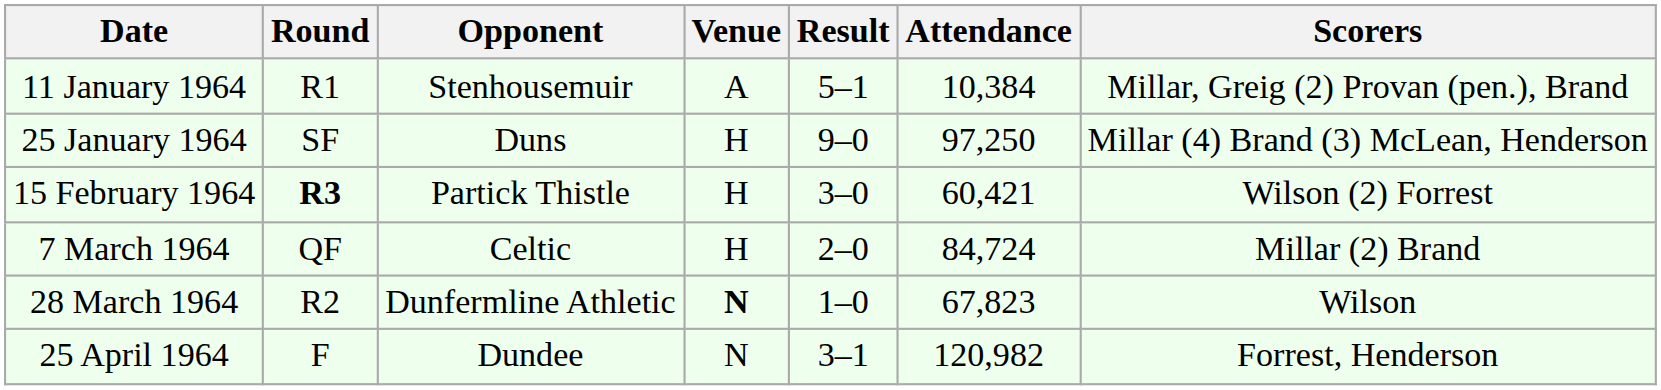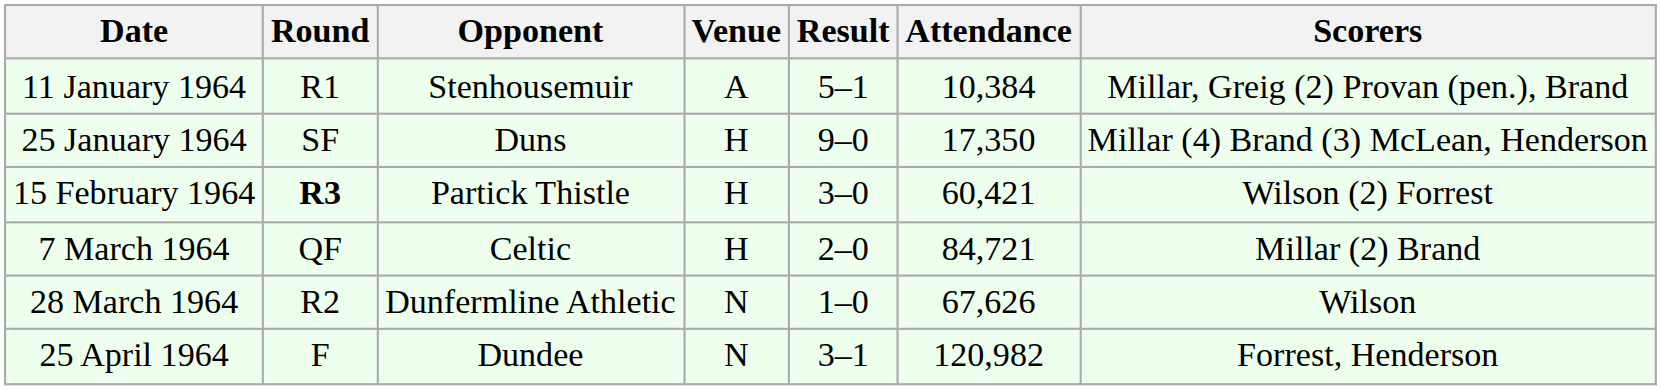(989, 139) 97,250 -> (989, 139) 17,350
(989, 247) 84,724 -> (989, 247) 84,721
(736, 301) bold -> (736, 301) normal
(989, 301) 67,823 -> (989, 301) 67,626
